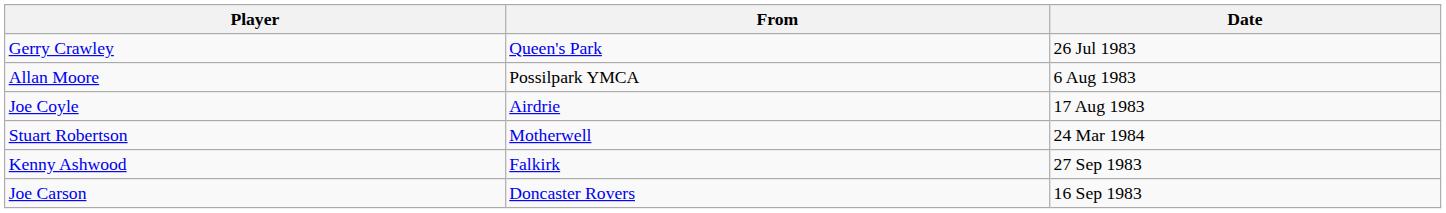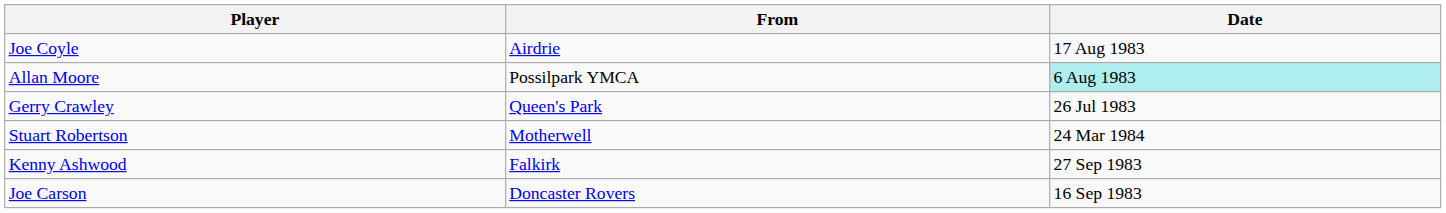rows swapped: (61, 48) <-> (44, 106)
(1095, 77) no background -> (1095, 77) paleturquoise background
